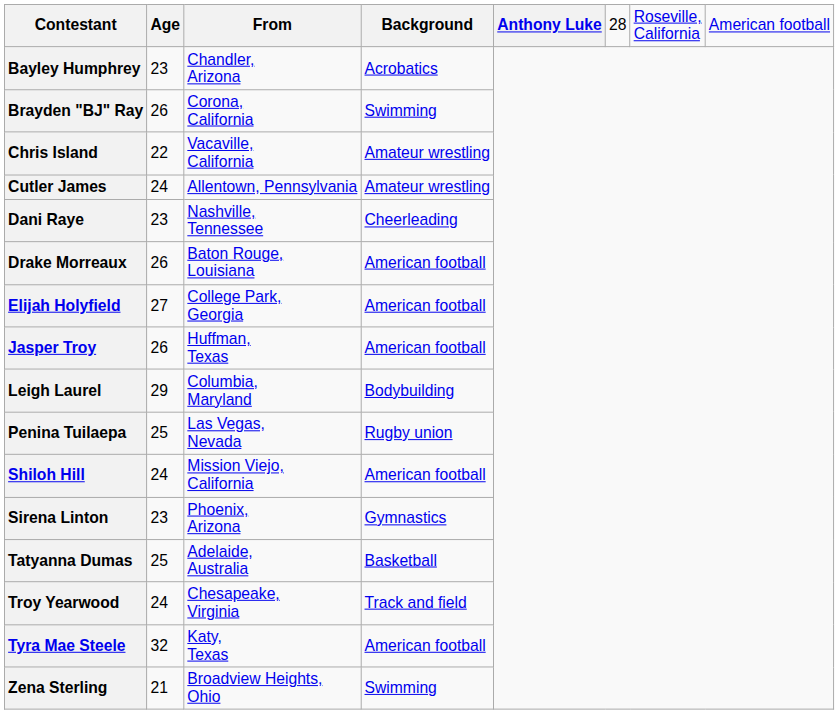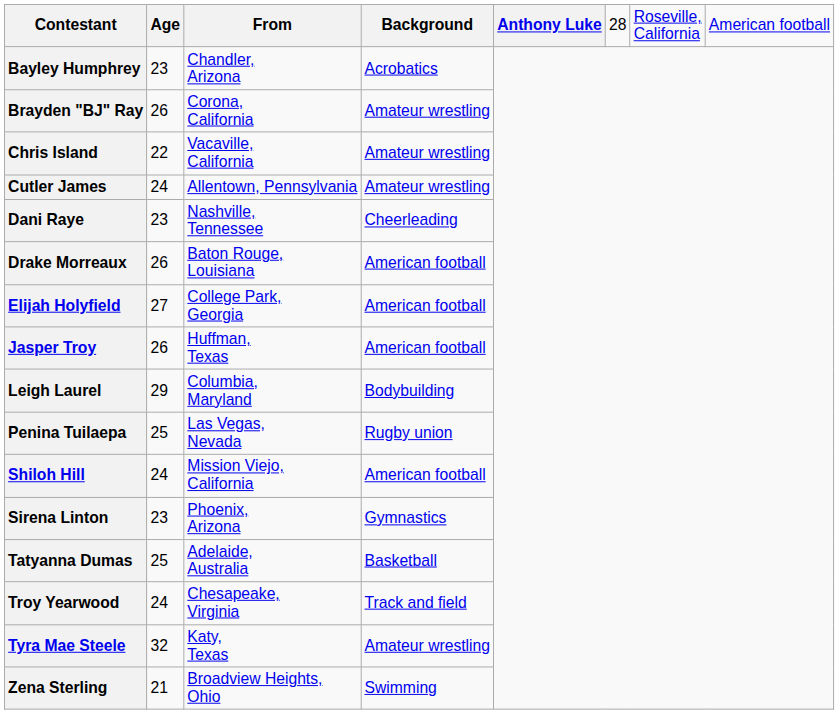(401, 110) Swimming -> (427, 110) Amateur wrestling
(425, 645) American football -> (427, 645) Amateur wrestling
